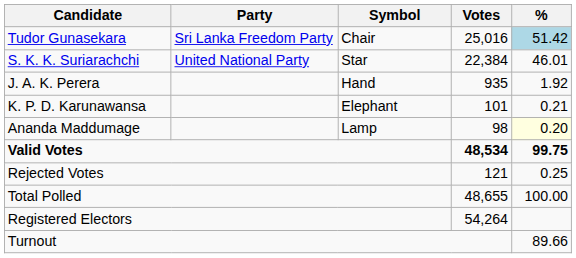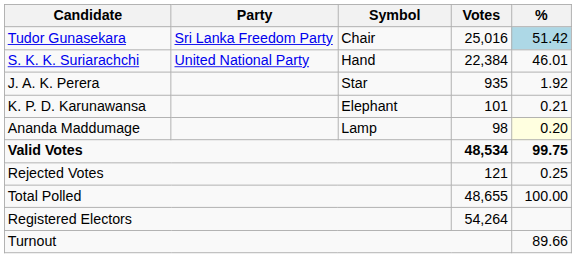(354, 60) Star -> (358, 60) Hand
(358, 83) Hand -> (354, 83) Star
